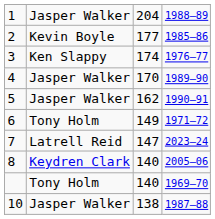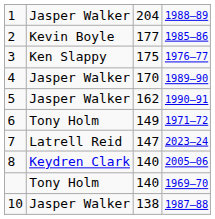(148, 57) 174 -> (148, 57) 175
